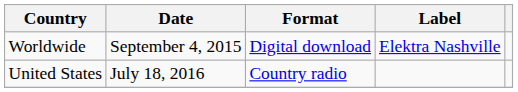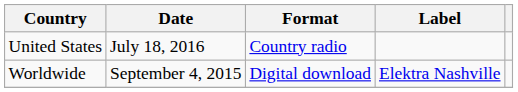rows swapped: (47, 45) <-> (55, 73)
